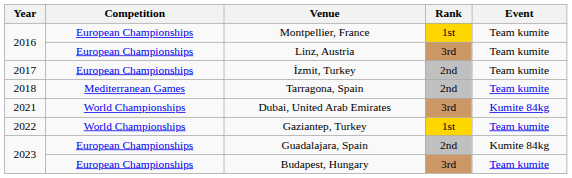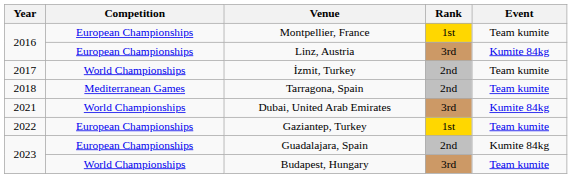(519, 51) Team kumite -> (519, 51) Kumite 84kg
(135, 70) European Championships -> (135, 70) World Championships
(135, 126) World Championships -> (135, 126) European Championships
(135, 164) European Championships -> (135, 164) World Championships
